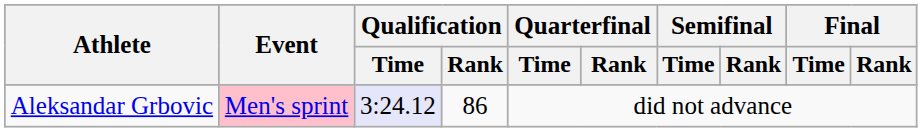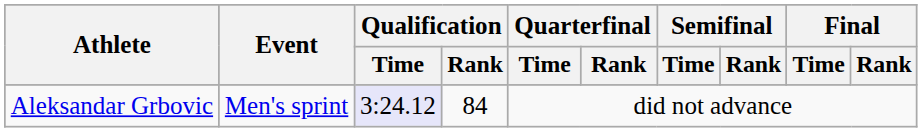(287, 105) pink background -> (287, 105) no background
(475, 105) 86 -> (475, 105) 84
